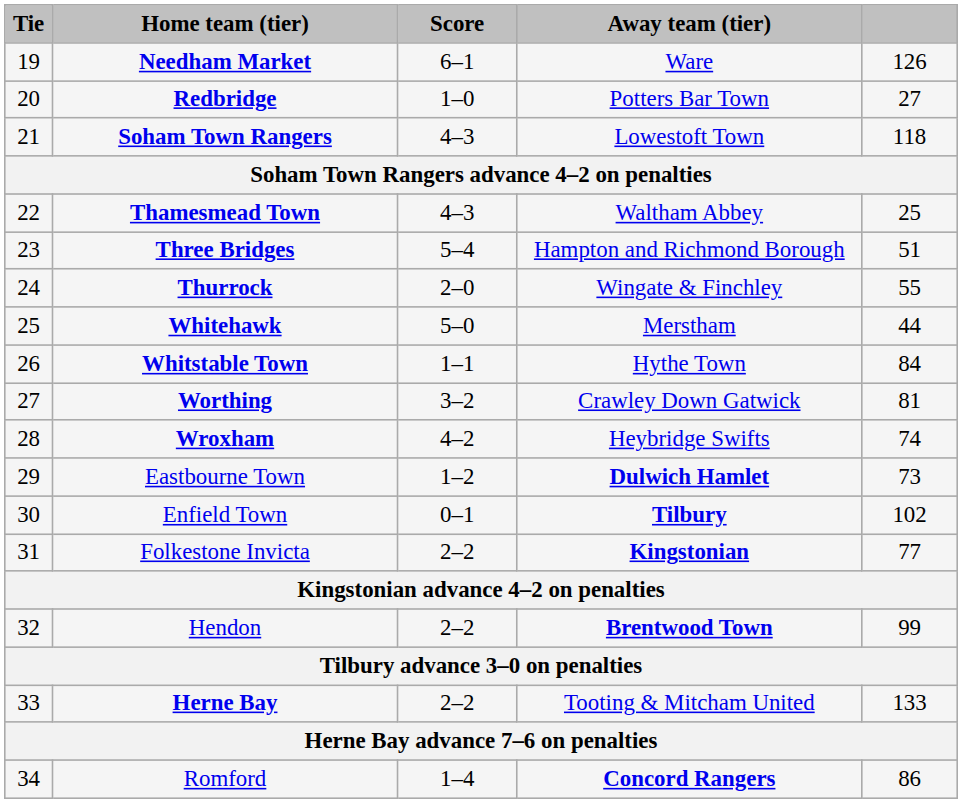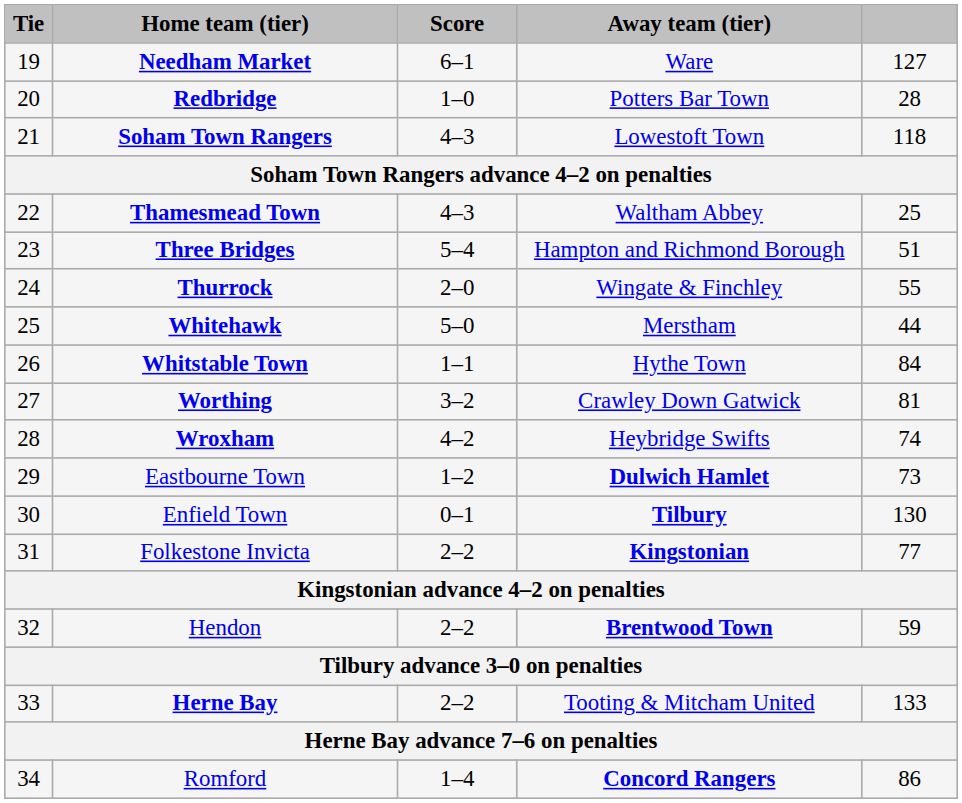(910, 61) 126 -> (910, 61) 127
(910, 99) 27 -> (910, 99) 28
(910, 514) 102 -> (910, 514) 130
(910, 627) 99 -> (910, 627) 59
